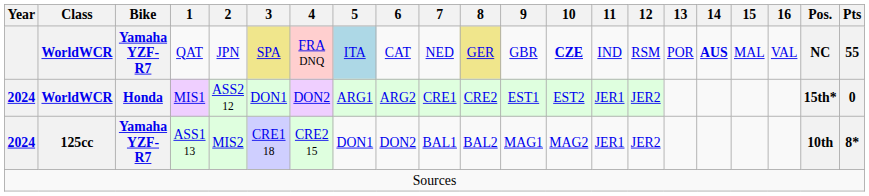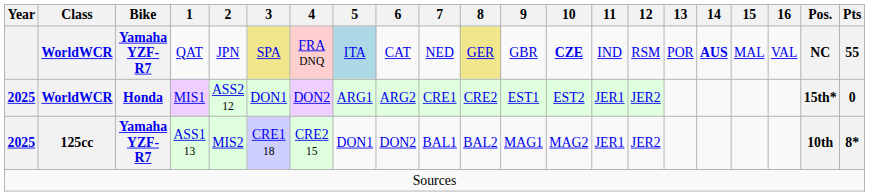(21, 97) 2024 -> (21, 97) 2025
(21, 142) 2024 -> (21, 142) 2025
